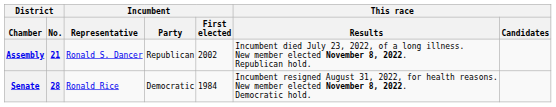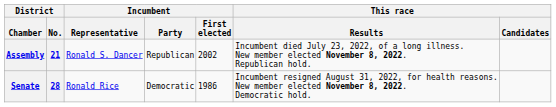(208, 86) 1984 -> (208, 86) 1986
